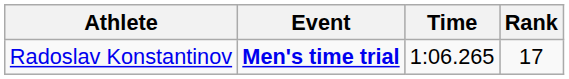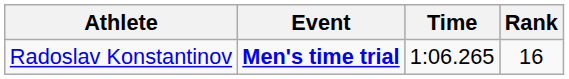(531, 57) 17 -> (531, 57) 16
